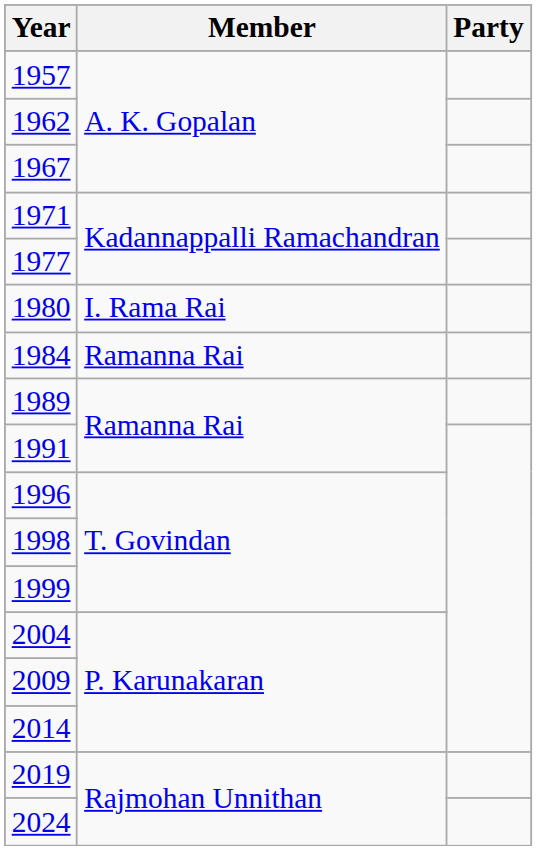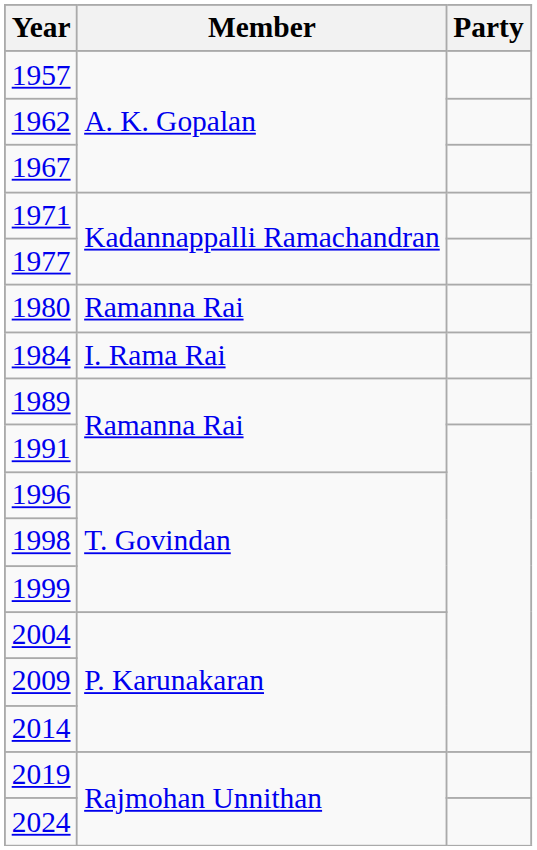(155, 307) I. Rama Rai -> (164, 307) Ramanna Rai
(164, 354) Ramanna Rai -> (155, 354) I. Rama Rai
